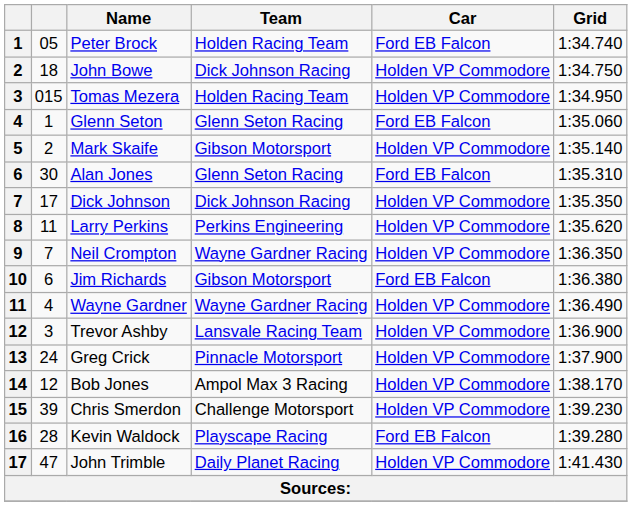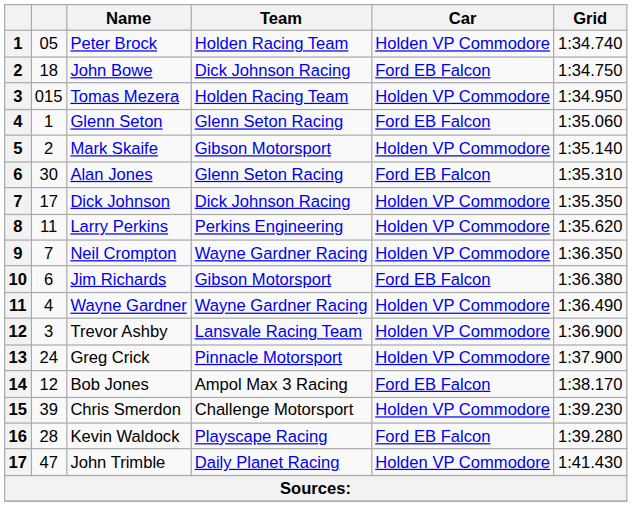(433, 43) Ford EB Falcon -> (463, 43) Holden VP Commodore
(463, 70) Holden VP Commodore -> (433, 70) Ford EB Falcon
(463, 383) Holden VP Commodore -> (433, 383) Ford EB Falcon
